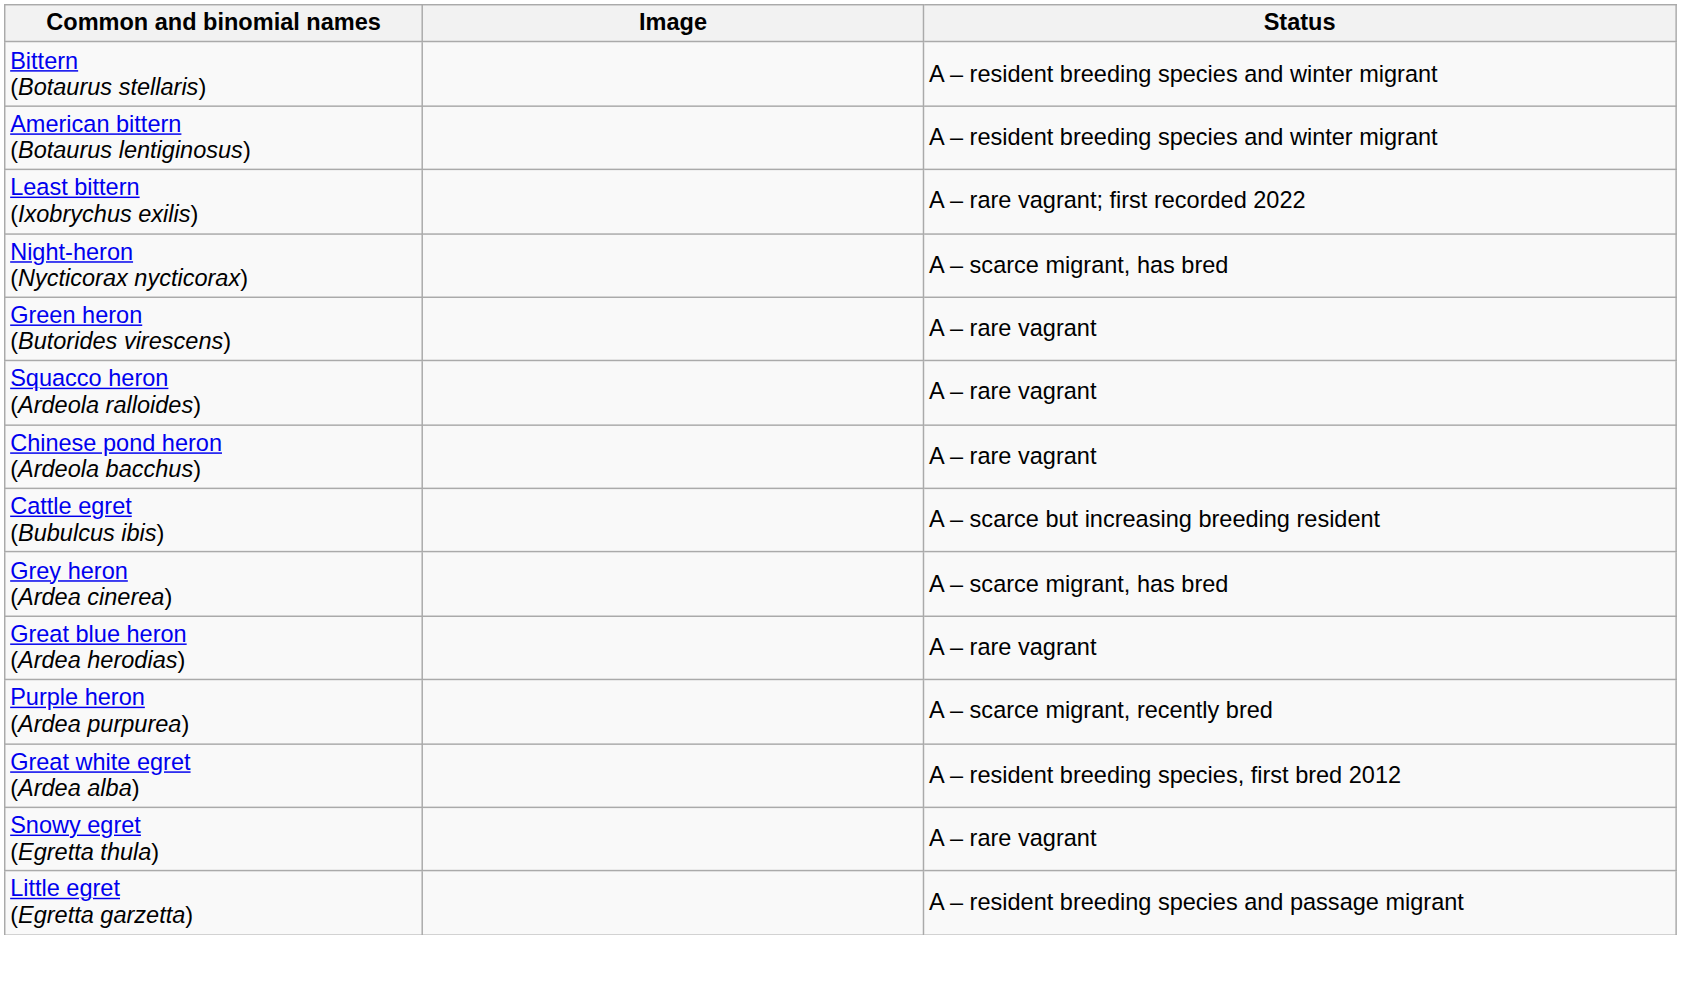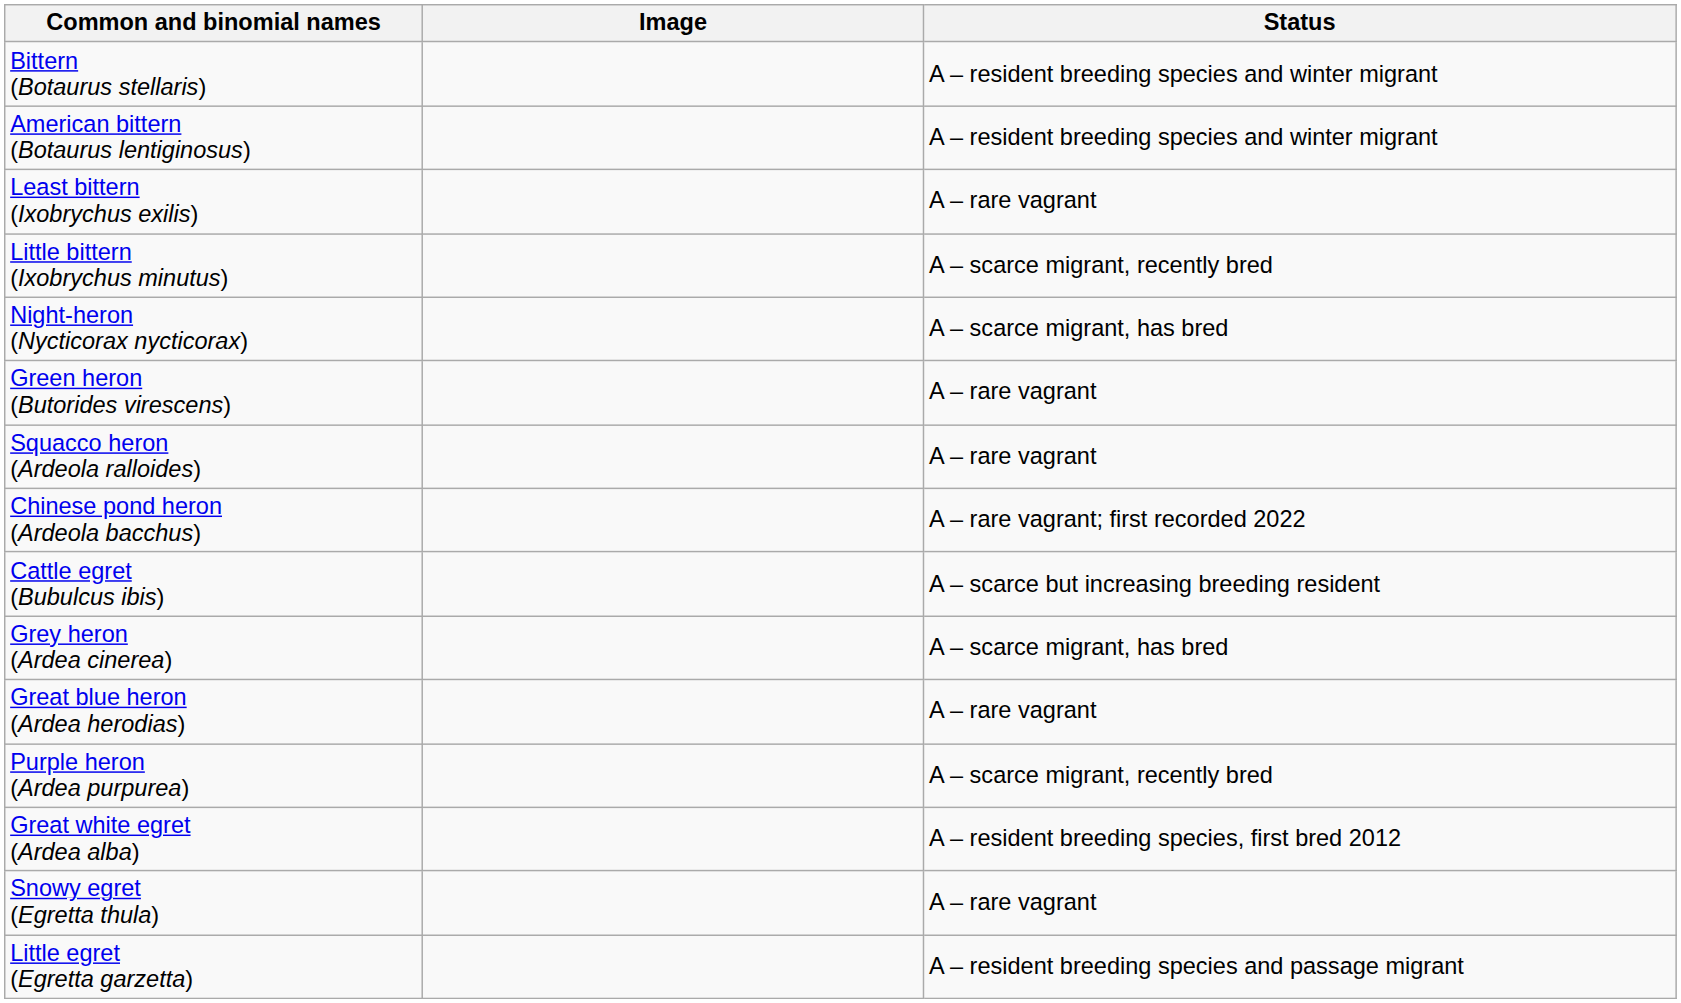(1117, 201) A – rare vagrant; first recorded 2022 -> (1013, 201) A – rare vagrant
+ row: (119, 264)
(1013, 456) A – rare vagrant -> (1117, 520) A – rare vagrant; first recorded 2022
